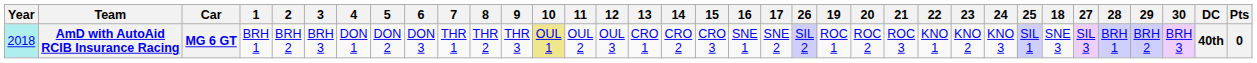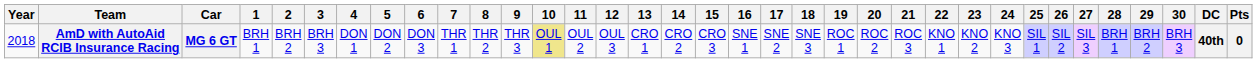columns swapped: (1058, 14) <-> (805, 14)
(21, 41) paleturquoise background -> (21, 41) no background
